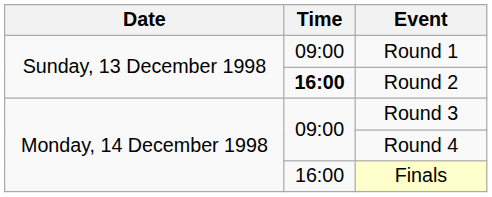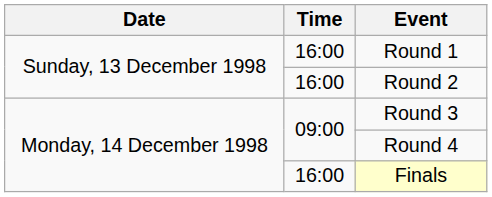(320, 51) 09:00 -> (320, 51) 16:00
(320, 82) bold -> (320, 82) normal
